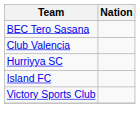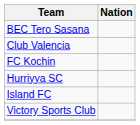+ row: (31, 62)
